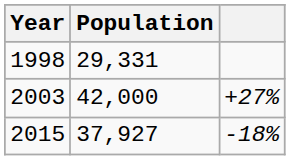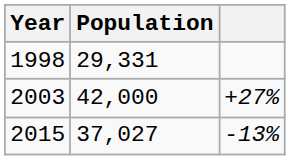(117, 135) 37,927 -> (117, 135) 37,027
(252, 135) -18% -> (252, 135) -13%
